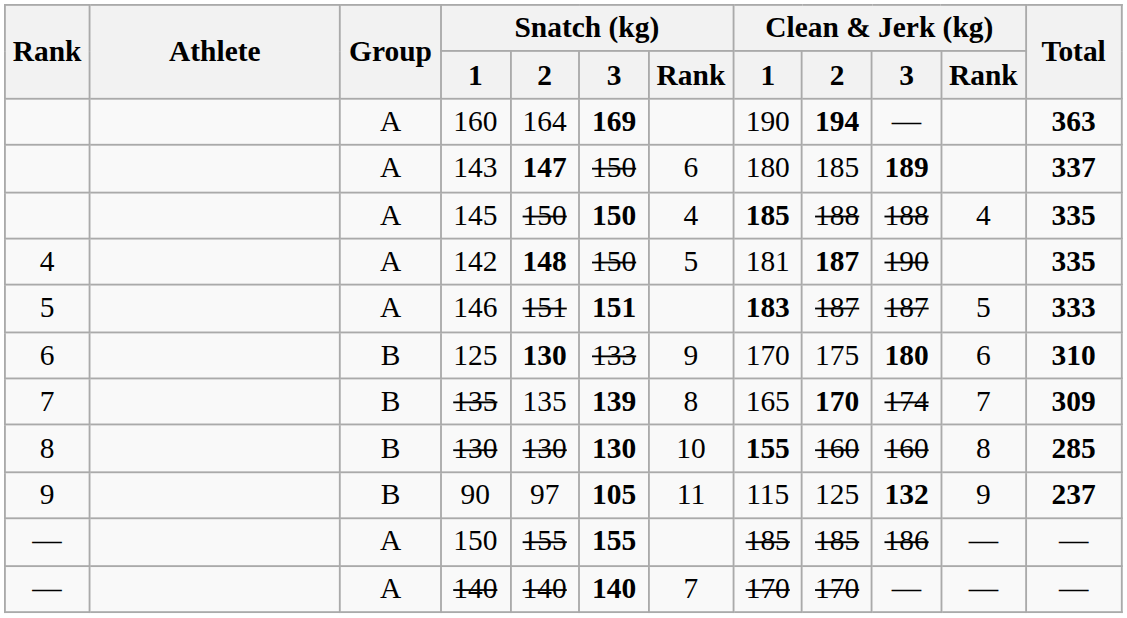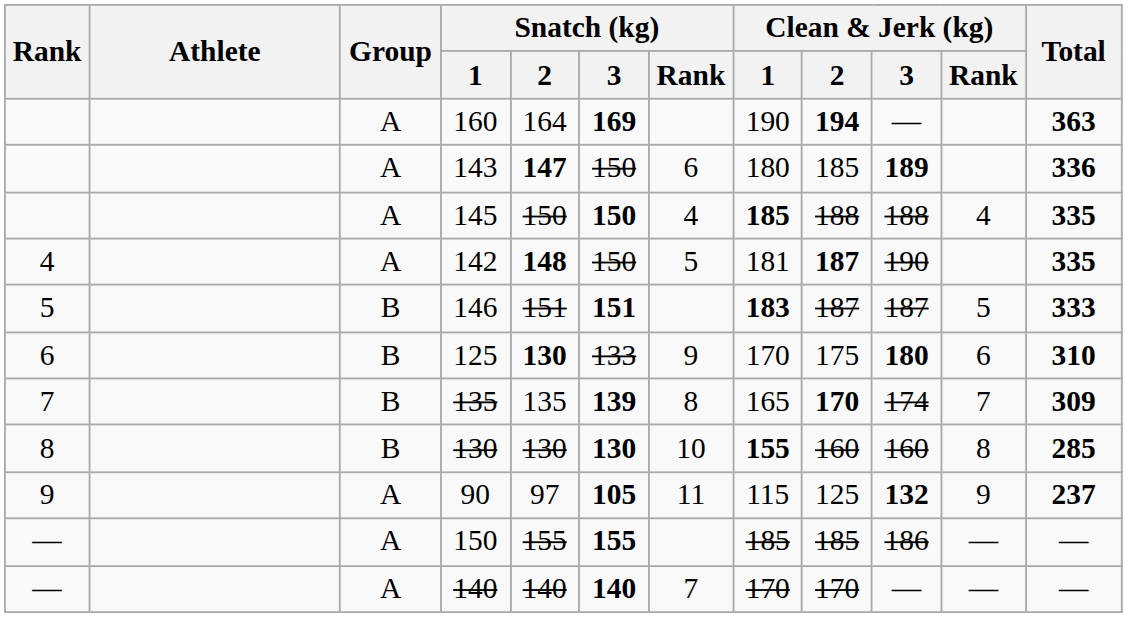(1074, 167) 337 -> (1074, 167) 336
(391, 307) A -> (391, 307) B
(391, 494) B -> (391, 494) A
